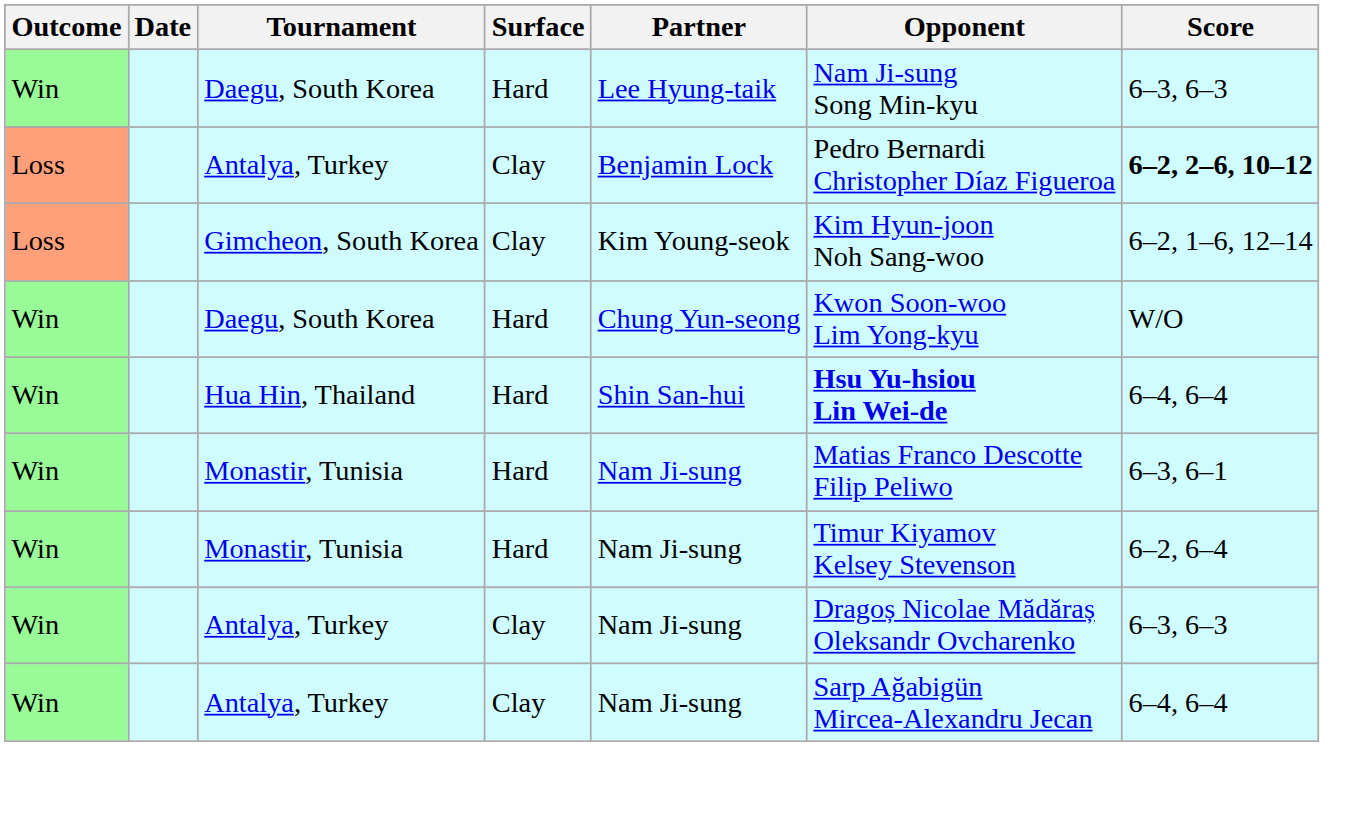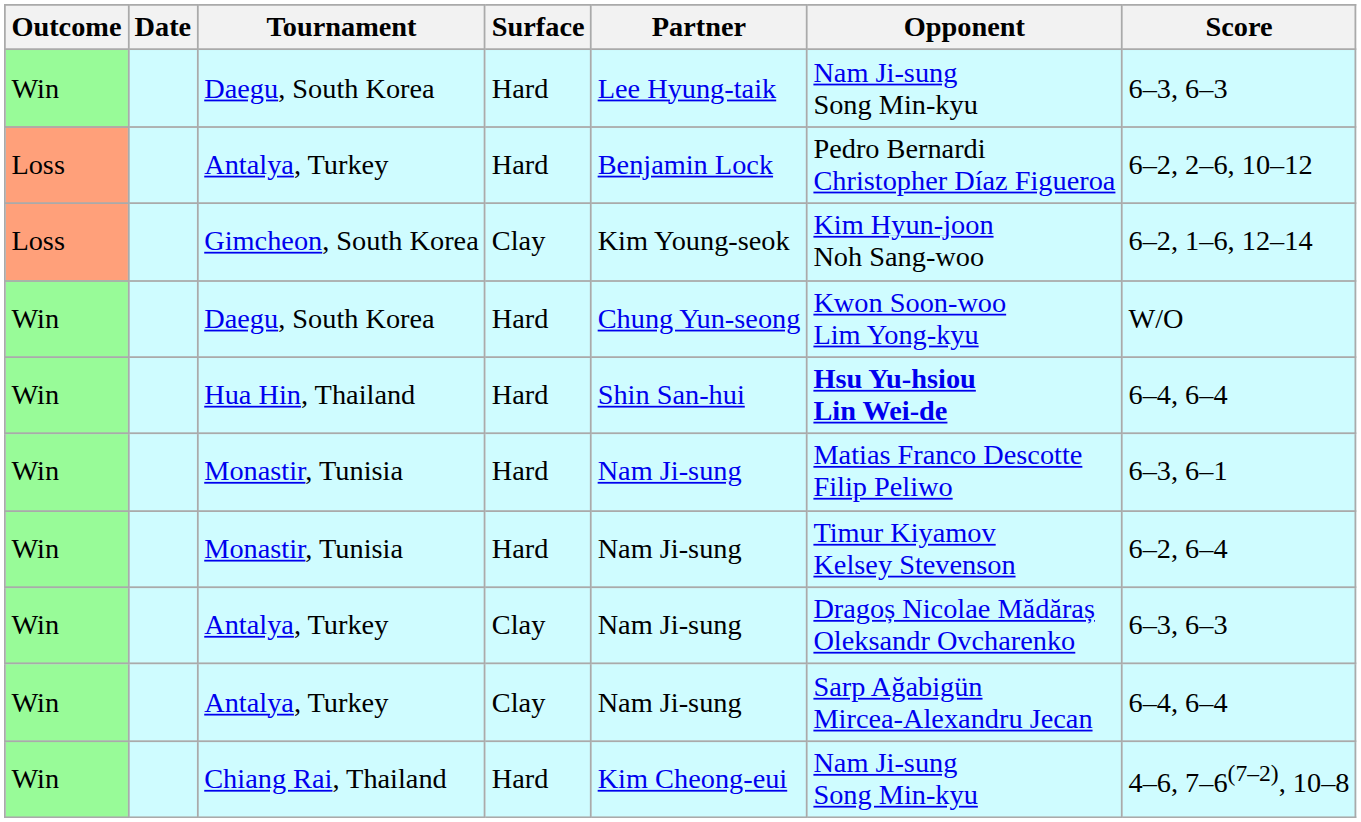(519, 164) Clay -> (520, 164) Hard
(1221, 164) bold -> (1221, 164) normal
+ row: (35, 778)
